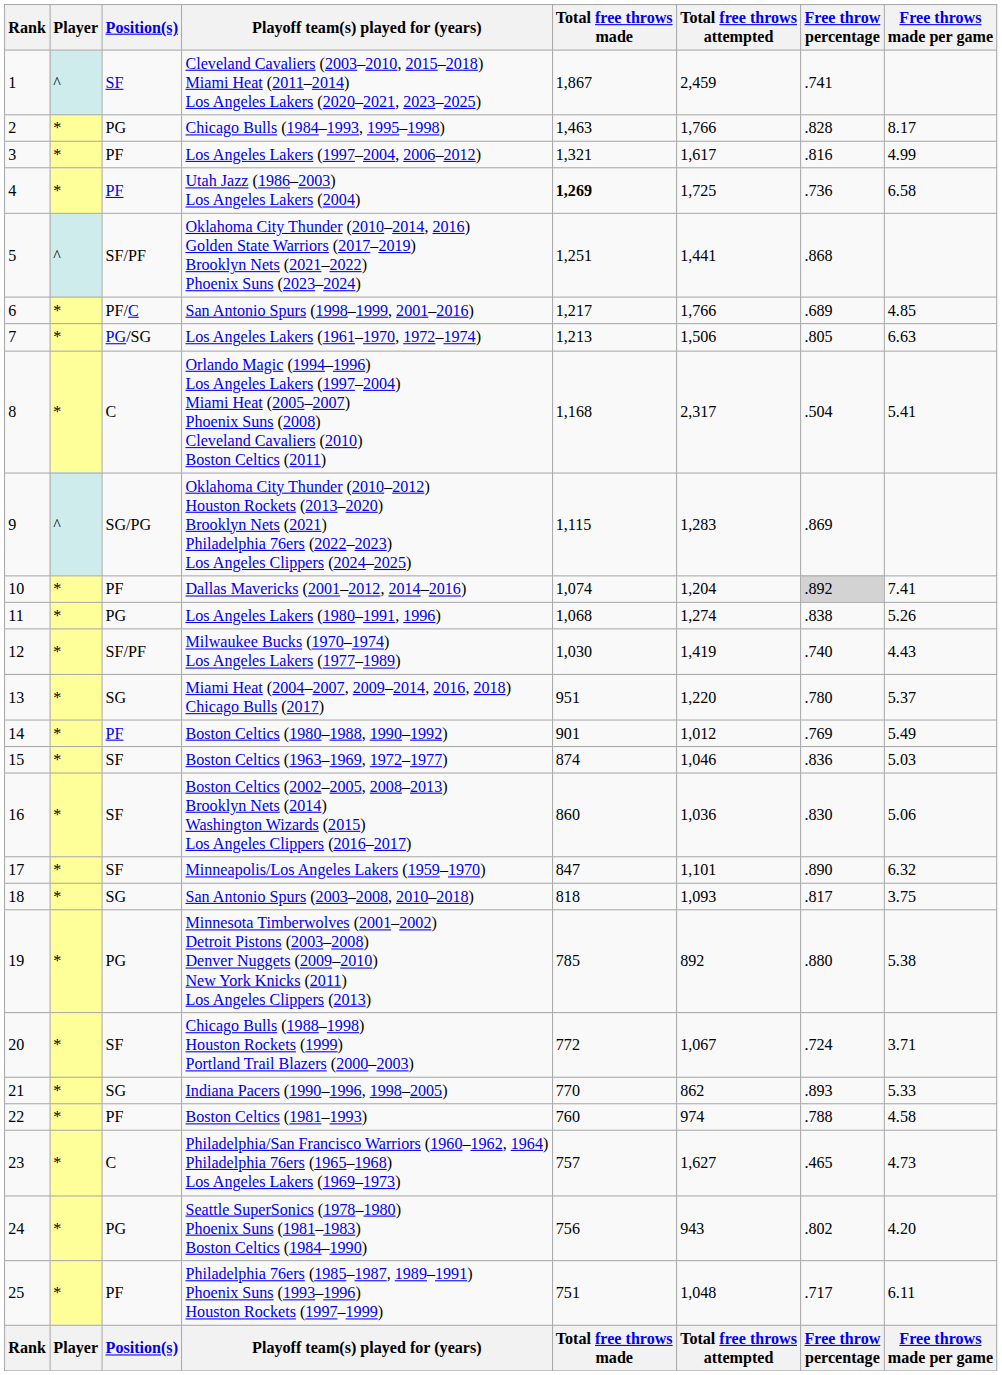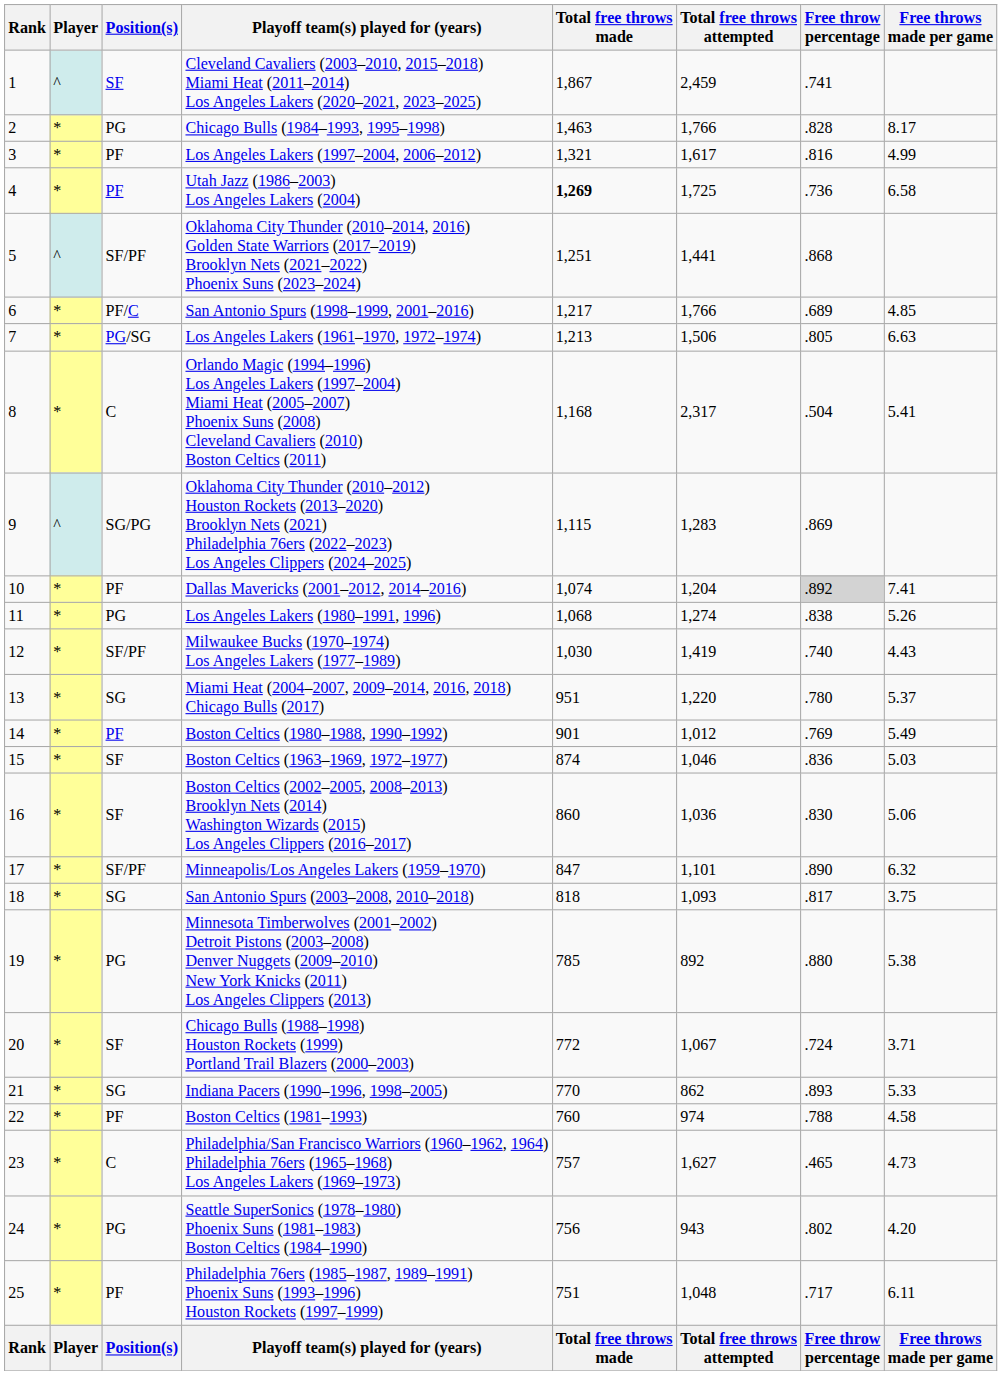(115, 870) SF -> (126, 870) SF/PF
